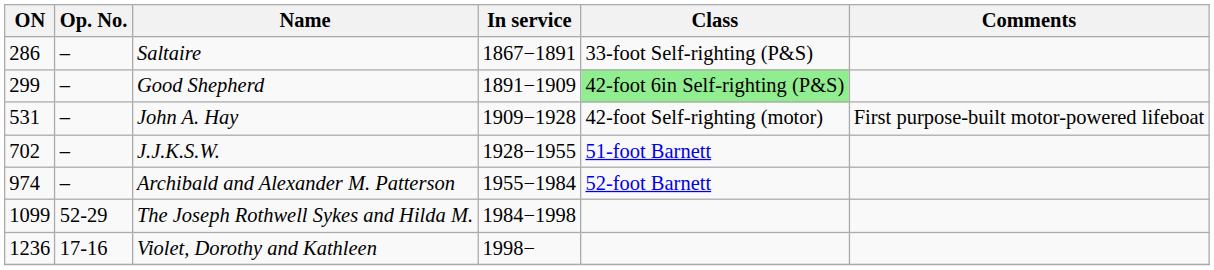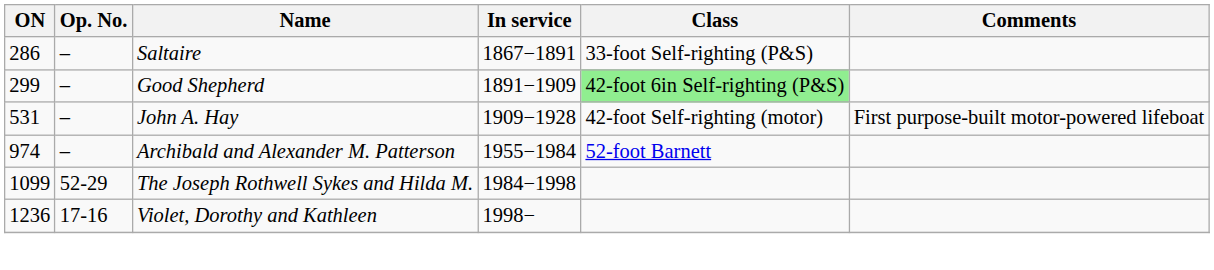- row: (178, 150)
